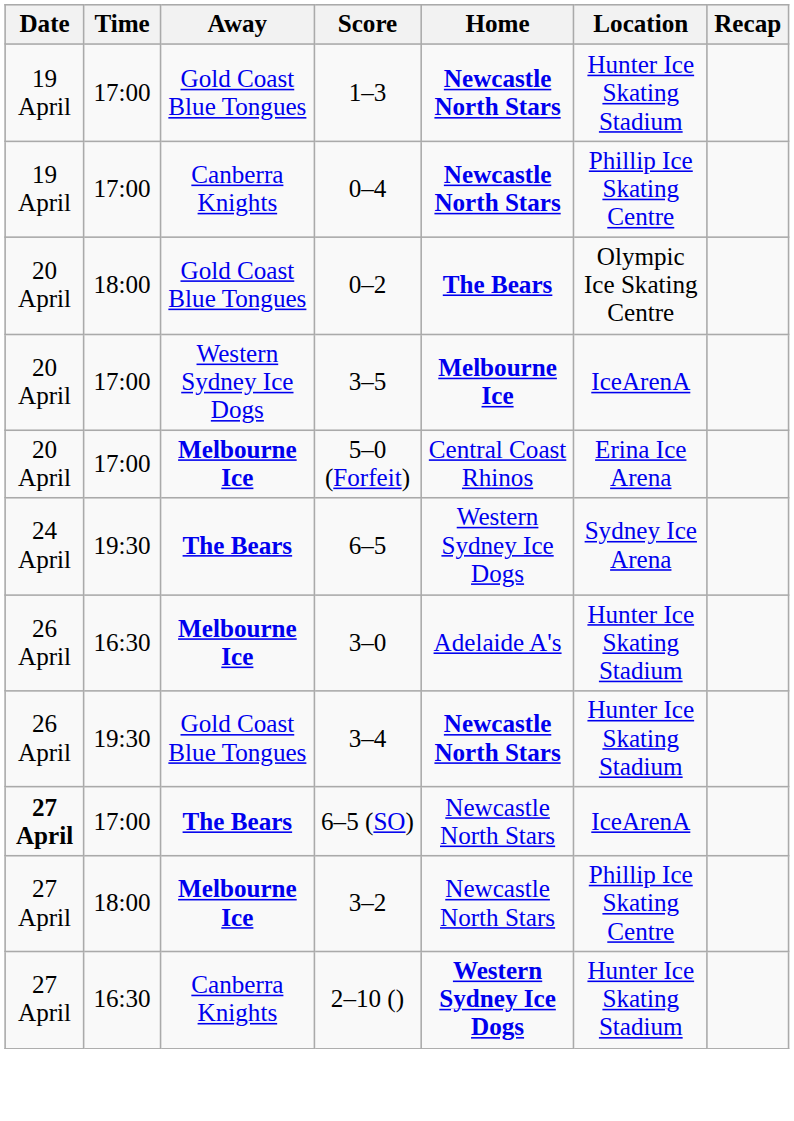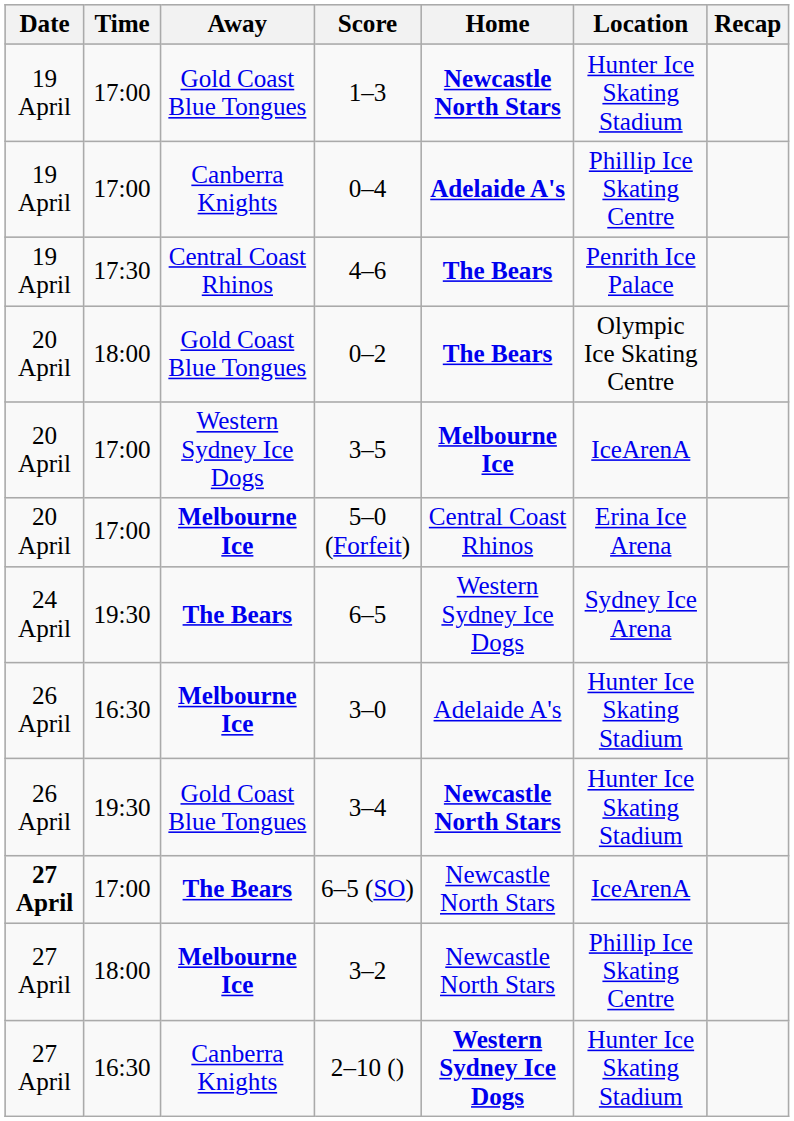(498, 188) Newcastle North Stars -> (498, 188) Adelaide A's
+ row: (367, 271)
